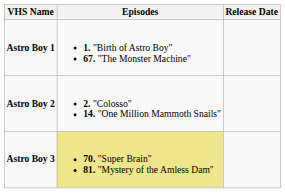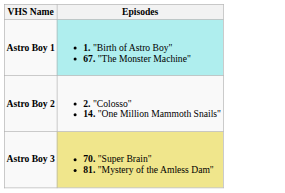- column: (252, 12)
(140, 53) no background -> (140, 53) paleturquoise background
